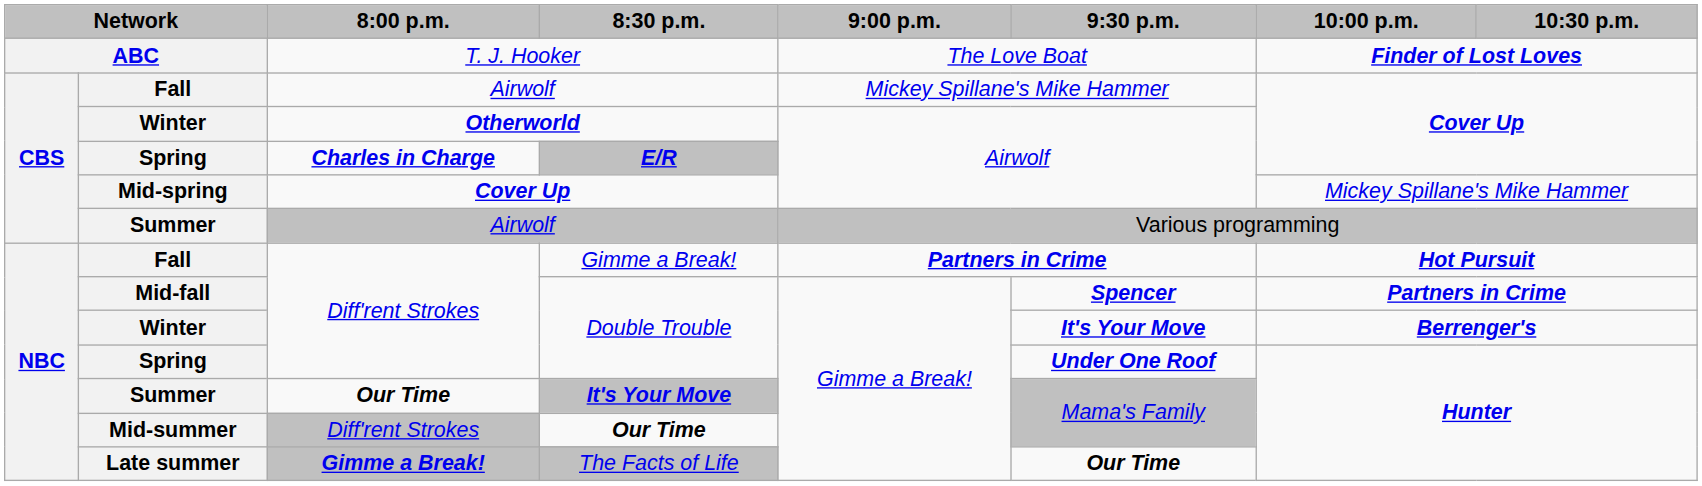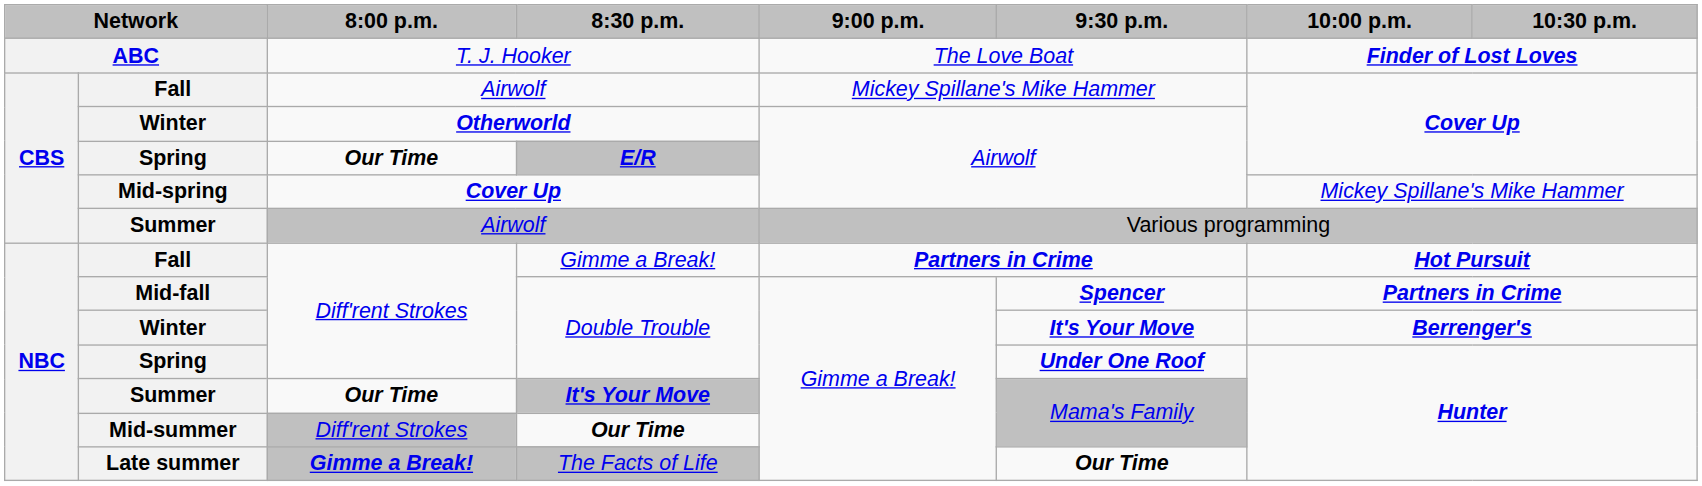(403, 157) Charles in Charge -> (391, 157) Our Time
